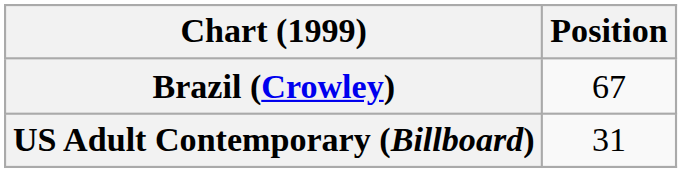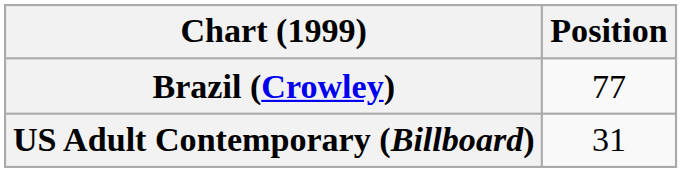(609, 85) 67 -> (609, 85) 77
